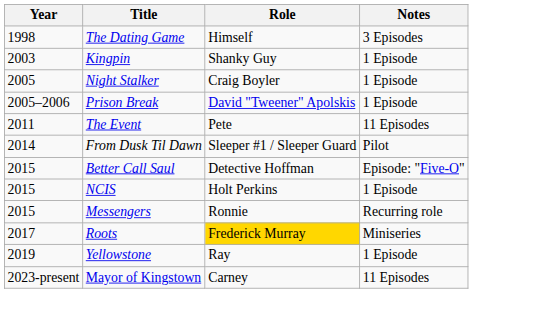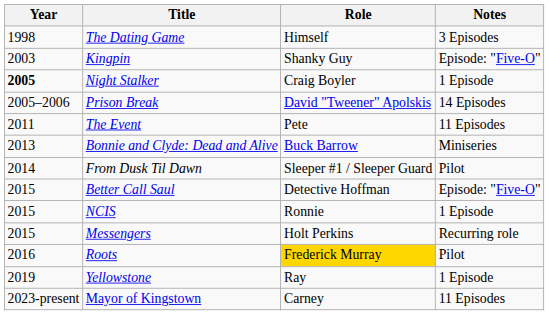(390, 59) 1 Episode -> (490, 59) Episode: "Five-O"
(21, 80) normal -> (21, 80) bold
(390, 102) 1 Episode -> (472, 102) 14 Episodes
+ row: (182, 146)
(243, 189) Holt Perkins -> (304, 211) Ronnie
(228, 211) Ronnie -> (319, 233) Holt Perkins
(21, 233) 2017 -> (21, 255) 2016
(392, 233) Miniseries -> (452, 255) Pilot
